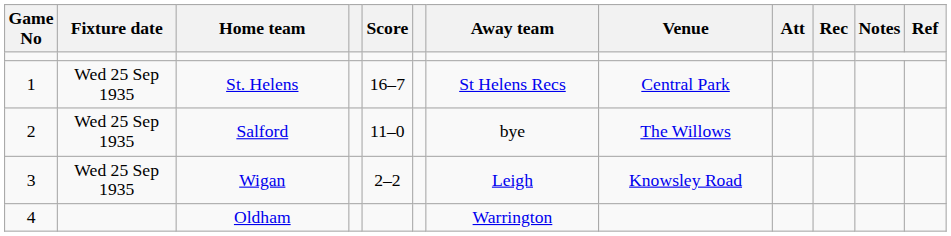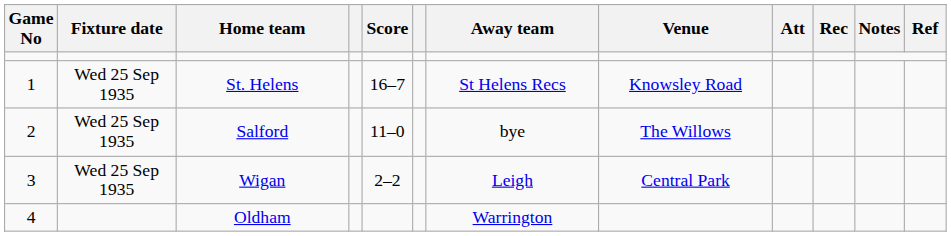(686, 84) Central Park -> (686, 84) Knowsley Road
(686, 179) Knowsley Road -> (686, 179) Central Park
